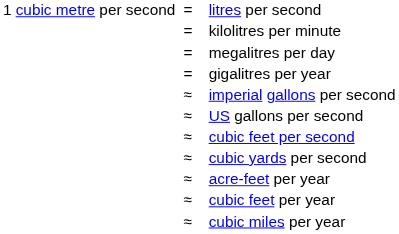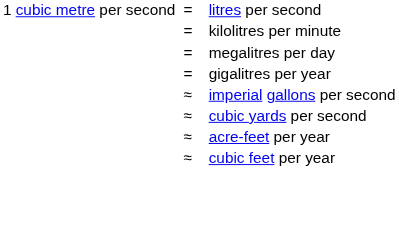- row: (286, 116)
- row: (282, 137)
- row: (277, 221)
